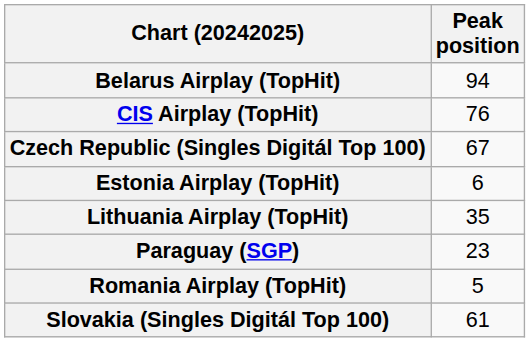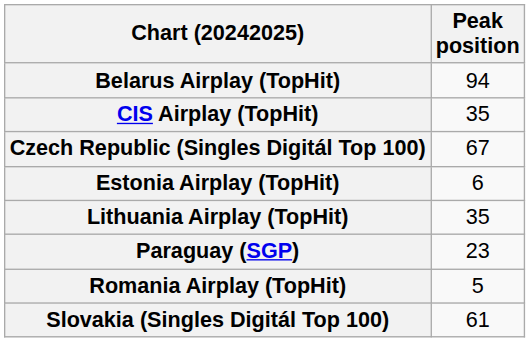(478, 114) 76 -> (478, 114) 35
